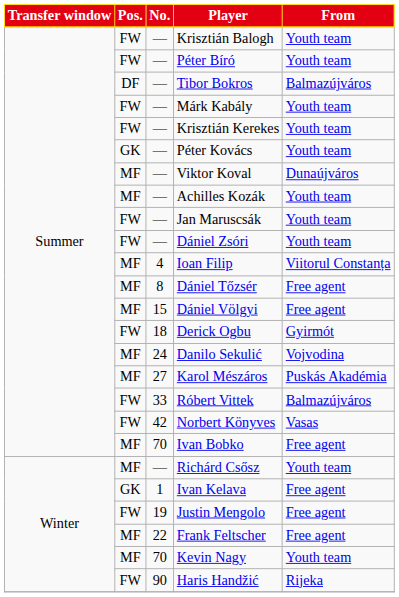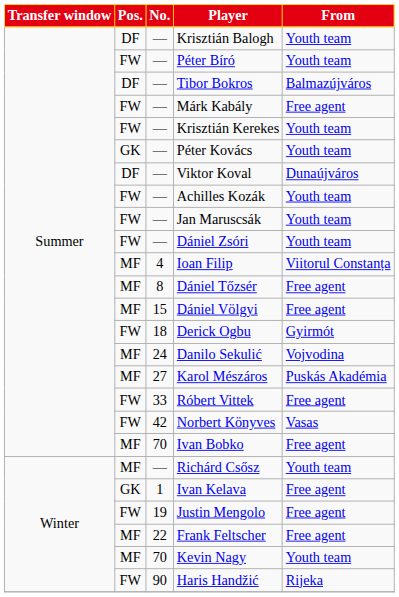(130, 38) FW -> (130, 38) DF
(319, 106) Youth team -> (316, 106) Free agent
(130, 173) MF -> (130, 173) DF
(130, 196) MF -> (130, 196) FW
(329, 399) Balmazújváros -> (316, 399) Free agent
